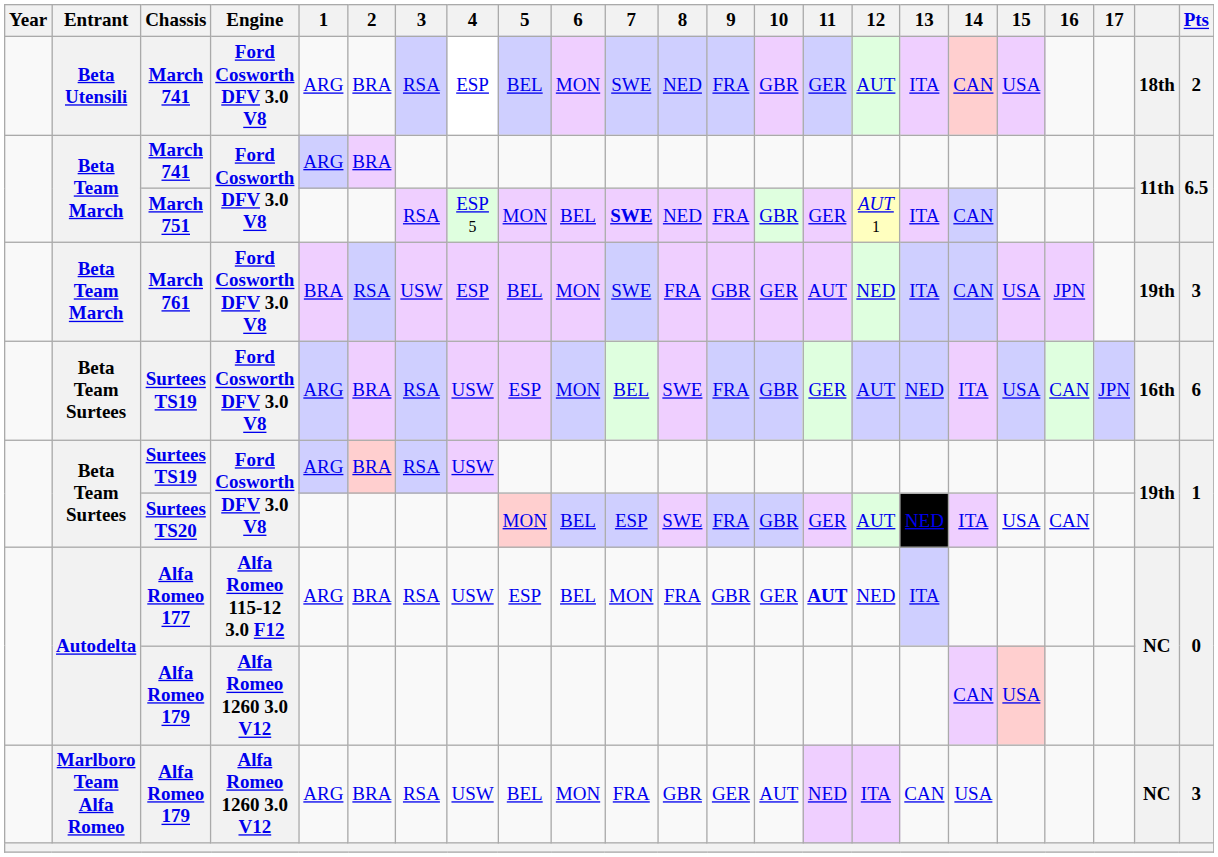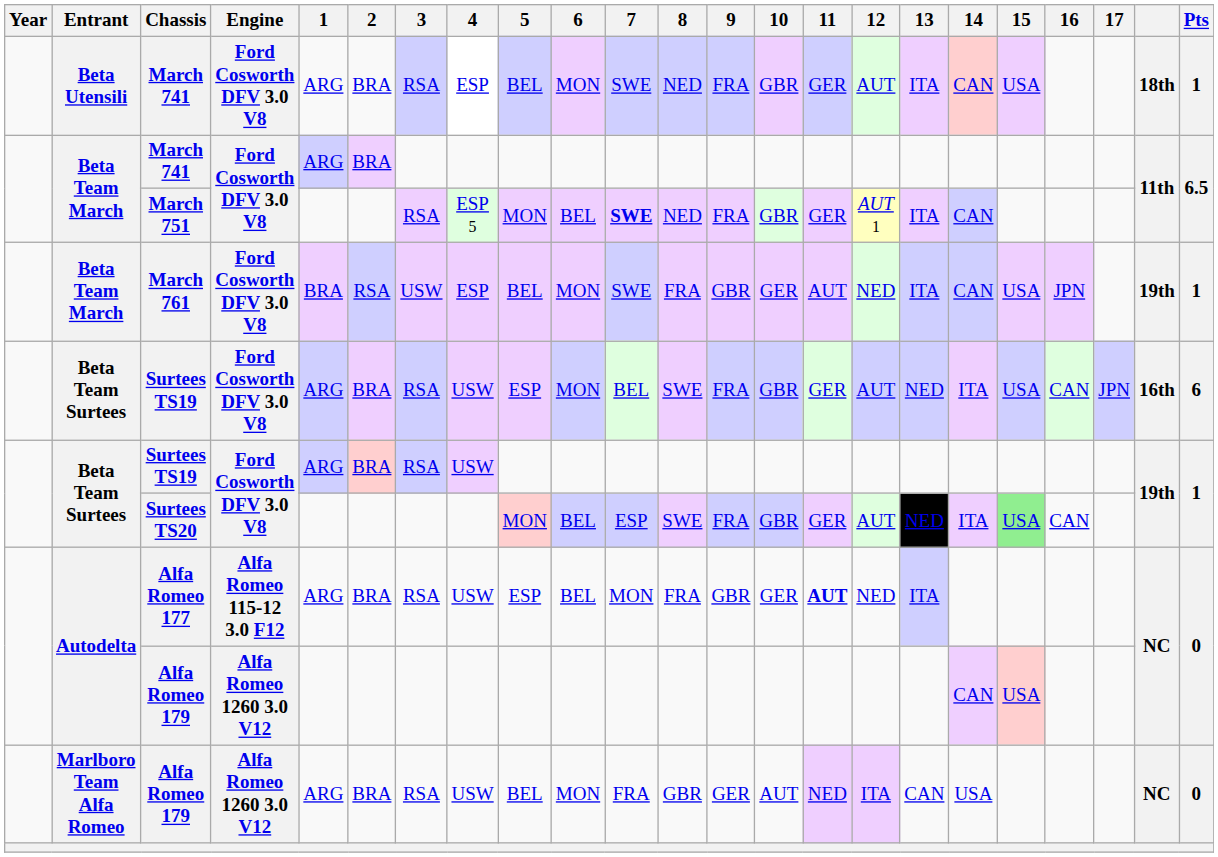(1196, 85) 2 -> (1196, 85) 1
(1196, 291) 3 -> (1196, 291) 1
(1021, 520) no background -> (1021, 520) lightgreen background
(1196, 794) 3 -> (1196, 794) 0
